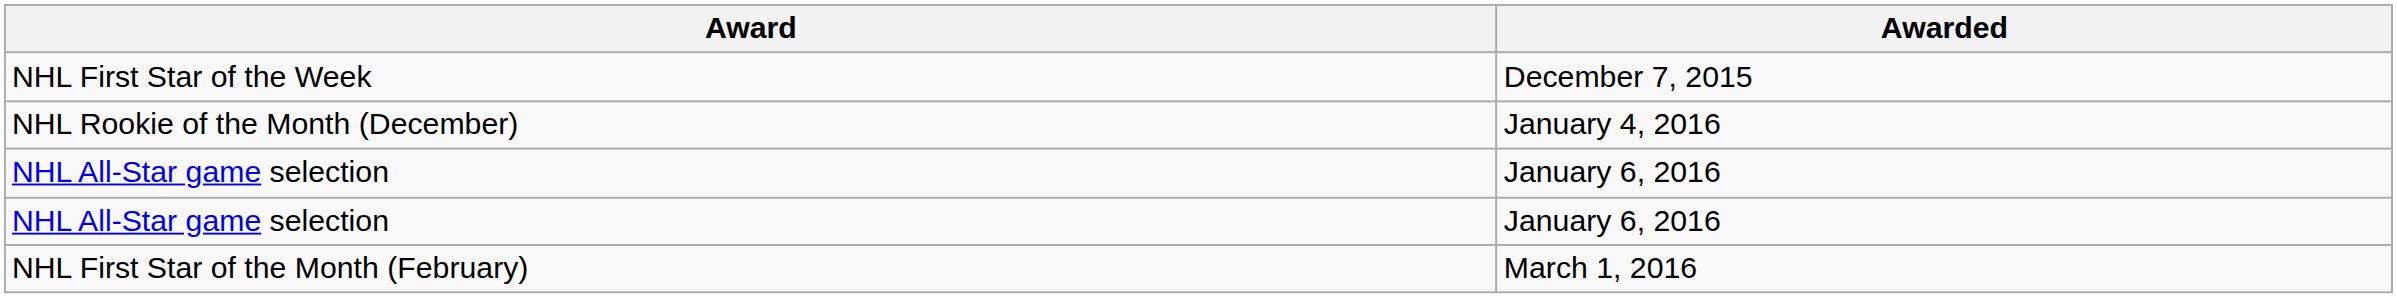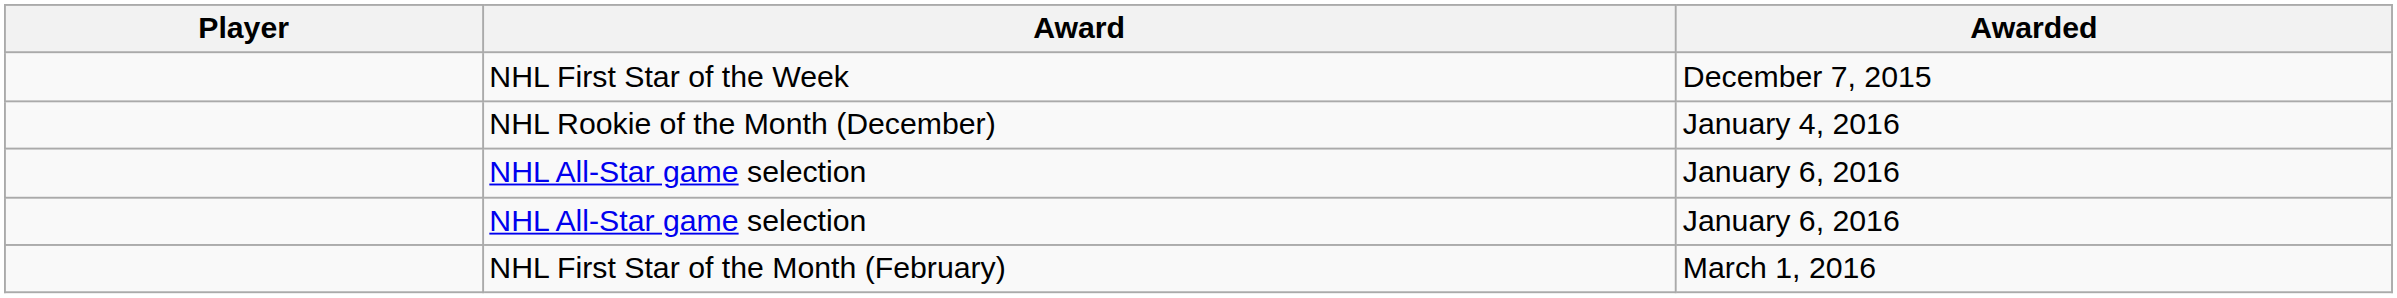+ column: (244, 28)
